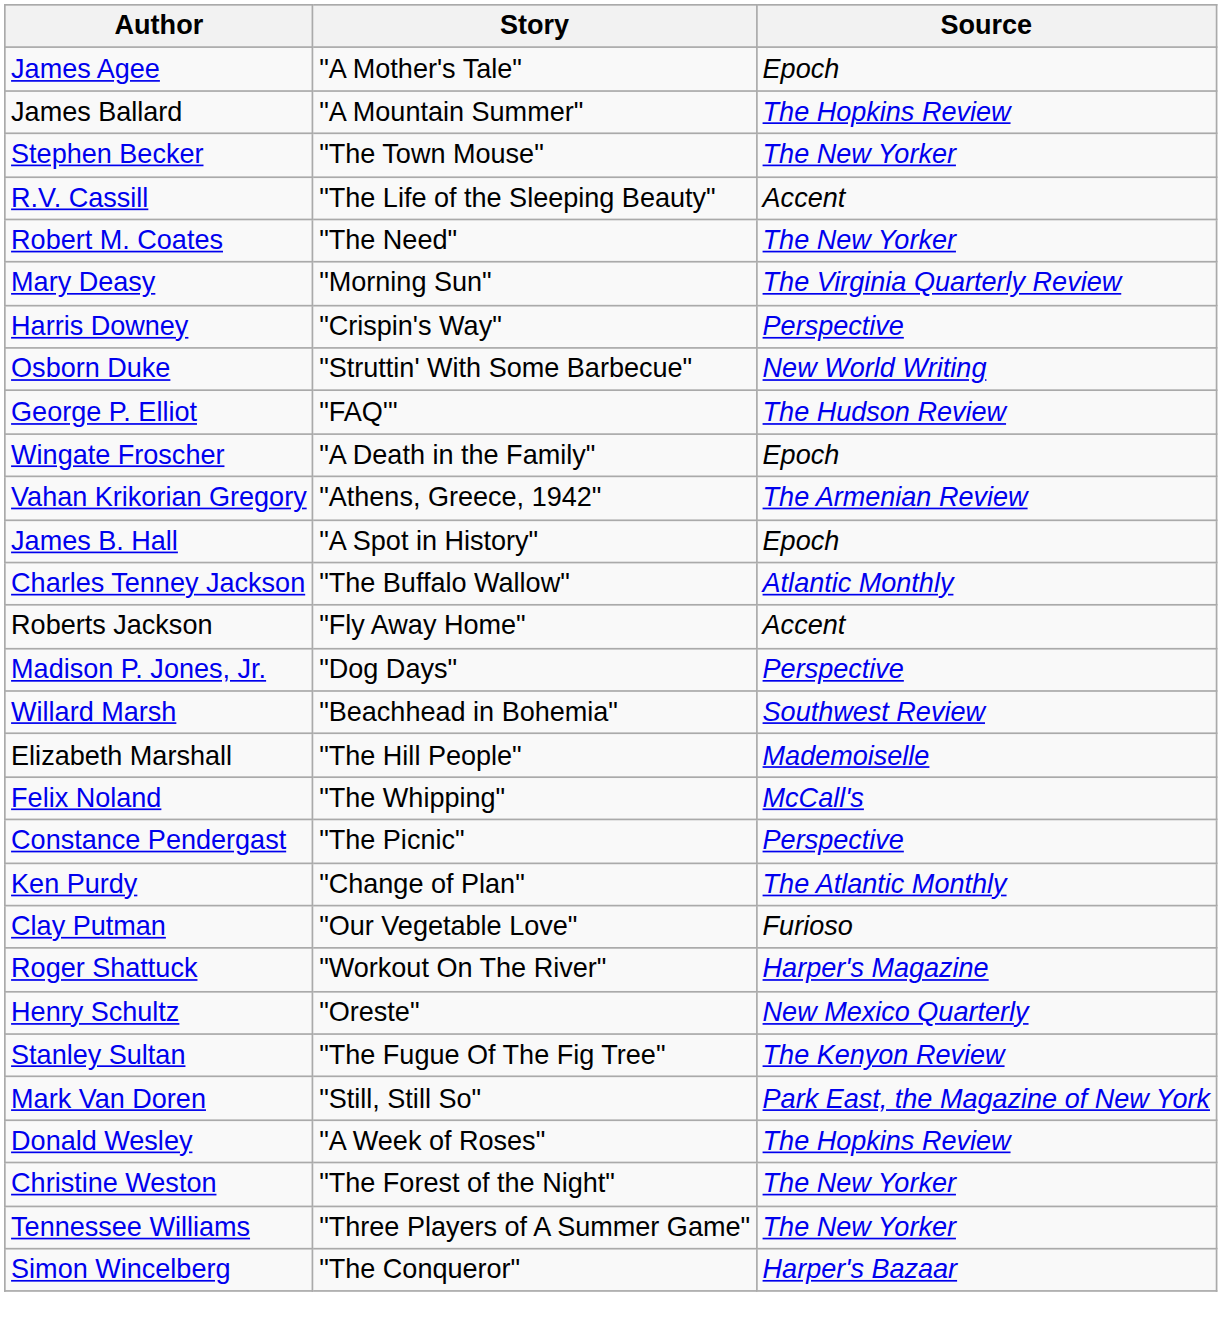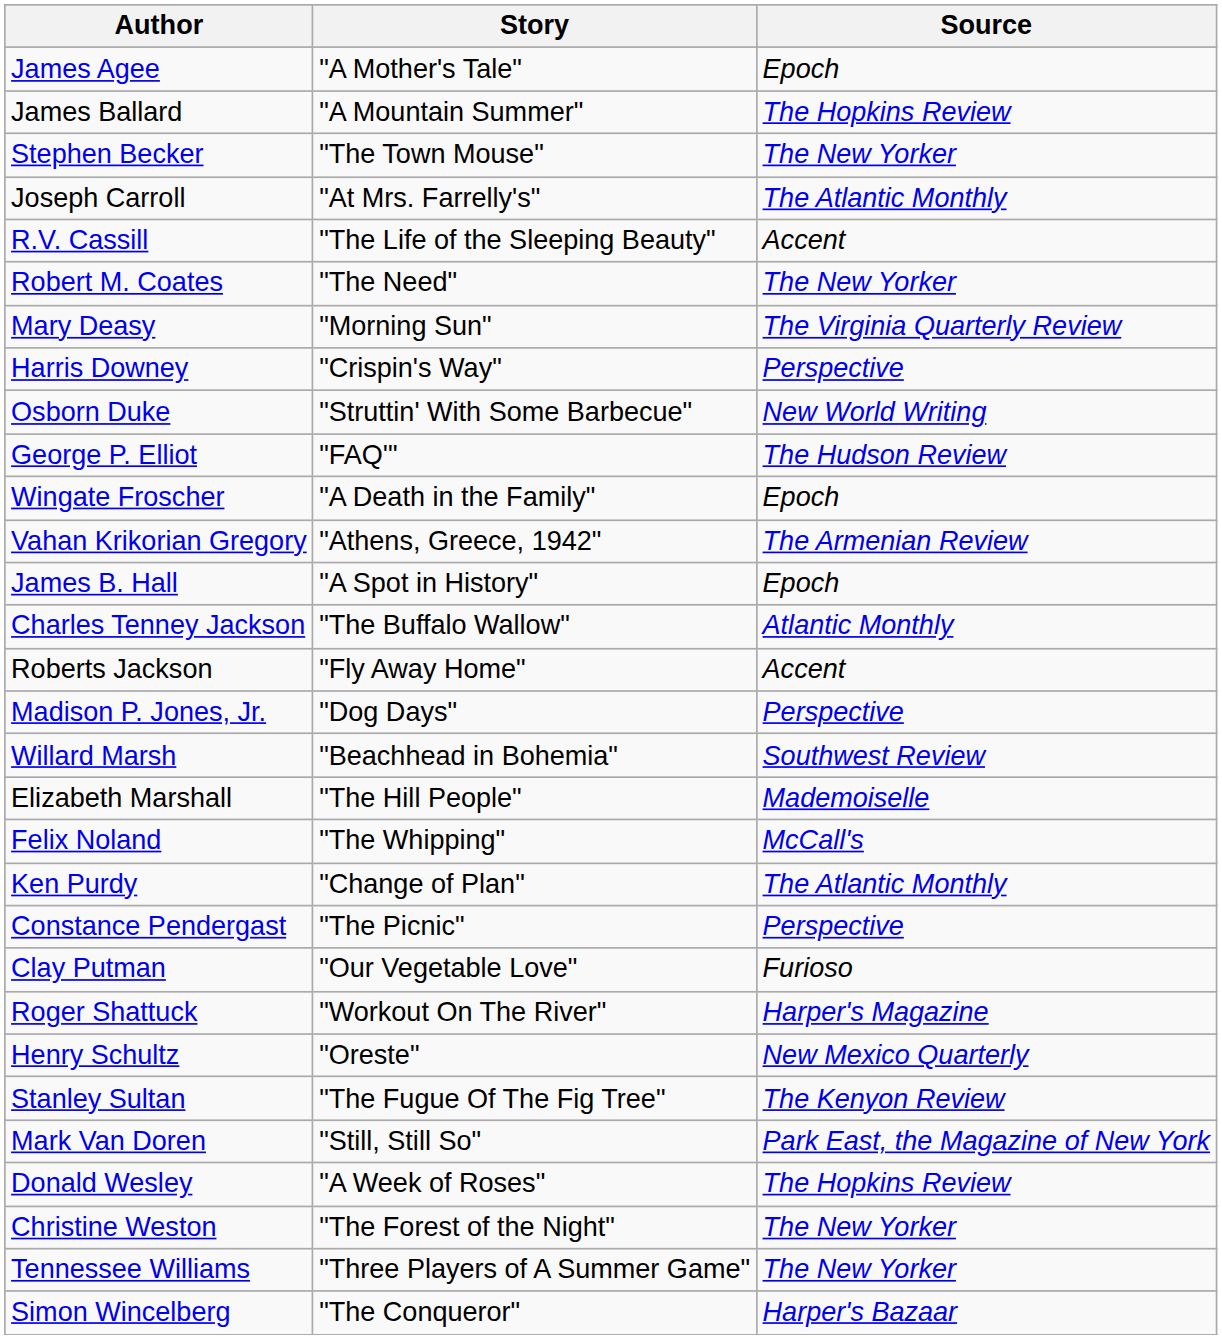+ row: (98, 197)
rows swapped: (149, 840) <-> (74, 883)
